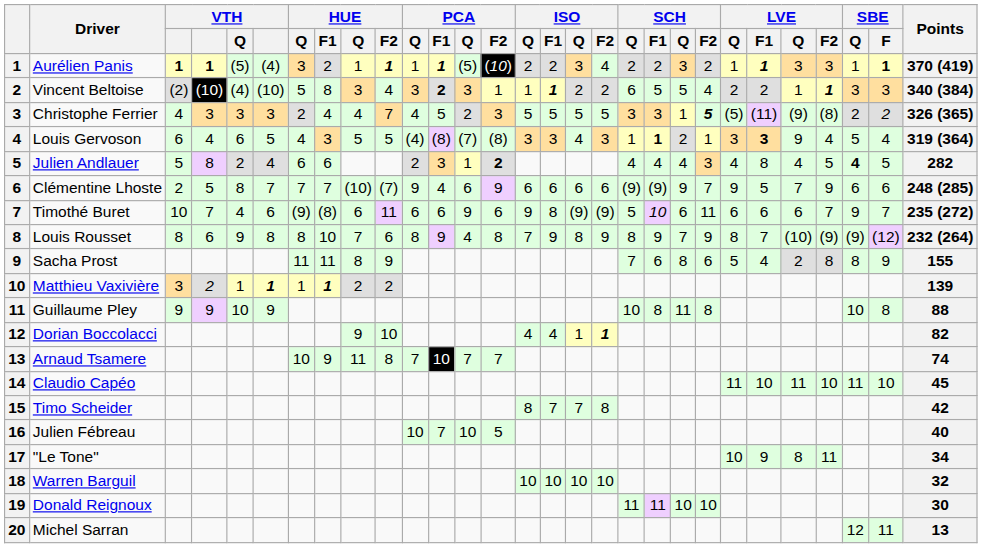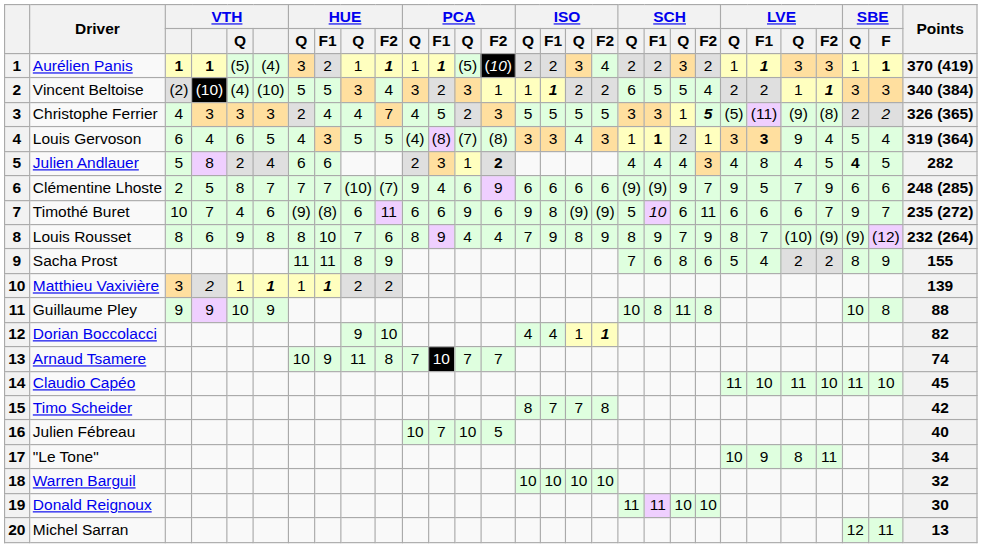(328, 90) 8 -> (328, 90) 5
(441, 90) bold -> (441, 90) normal
(498, 236) 8 -> (498, 236) 4
(829, 261) 8 -> (829, 261) 2
